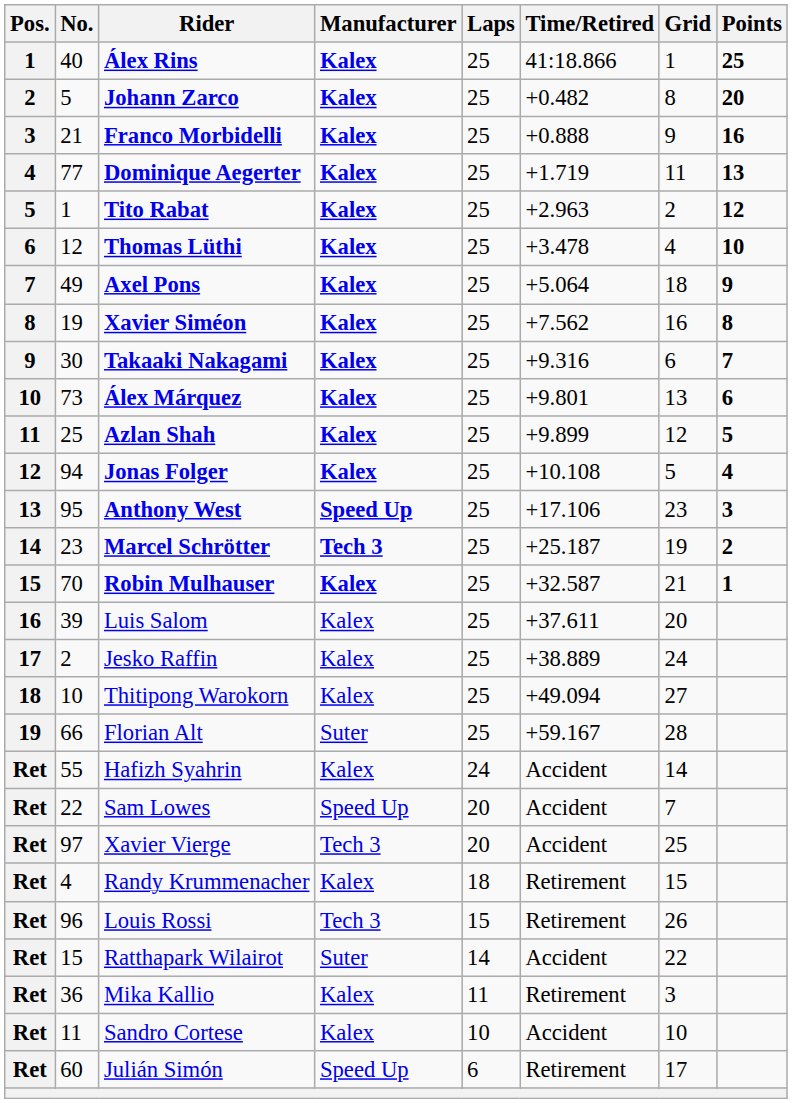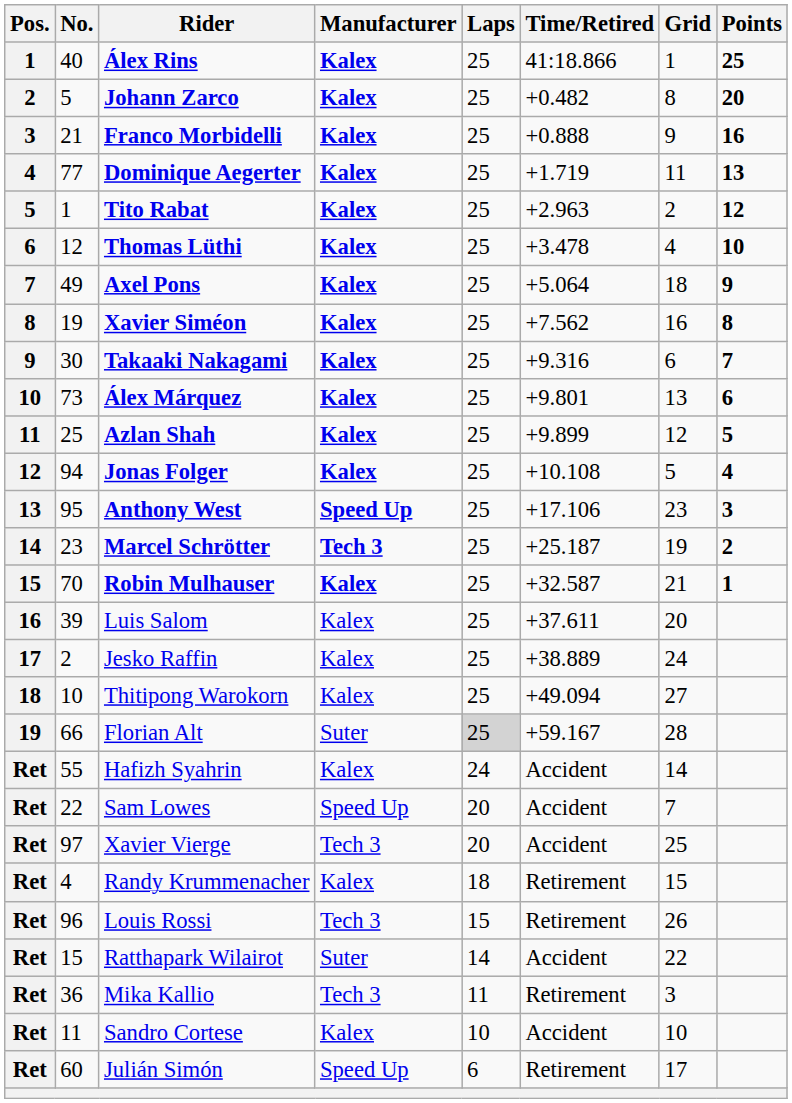(478, 732) no background -> (478, 732) lightgrey background
(347, 994) Kalex -> (350, 994) Tech 3
